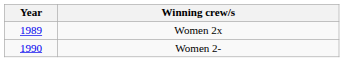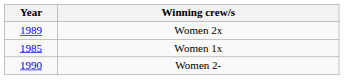+ row: (198, 48)
